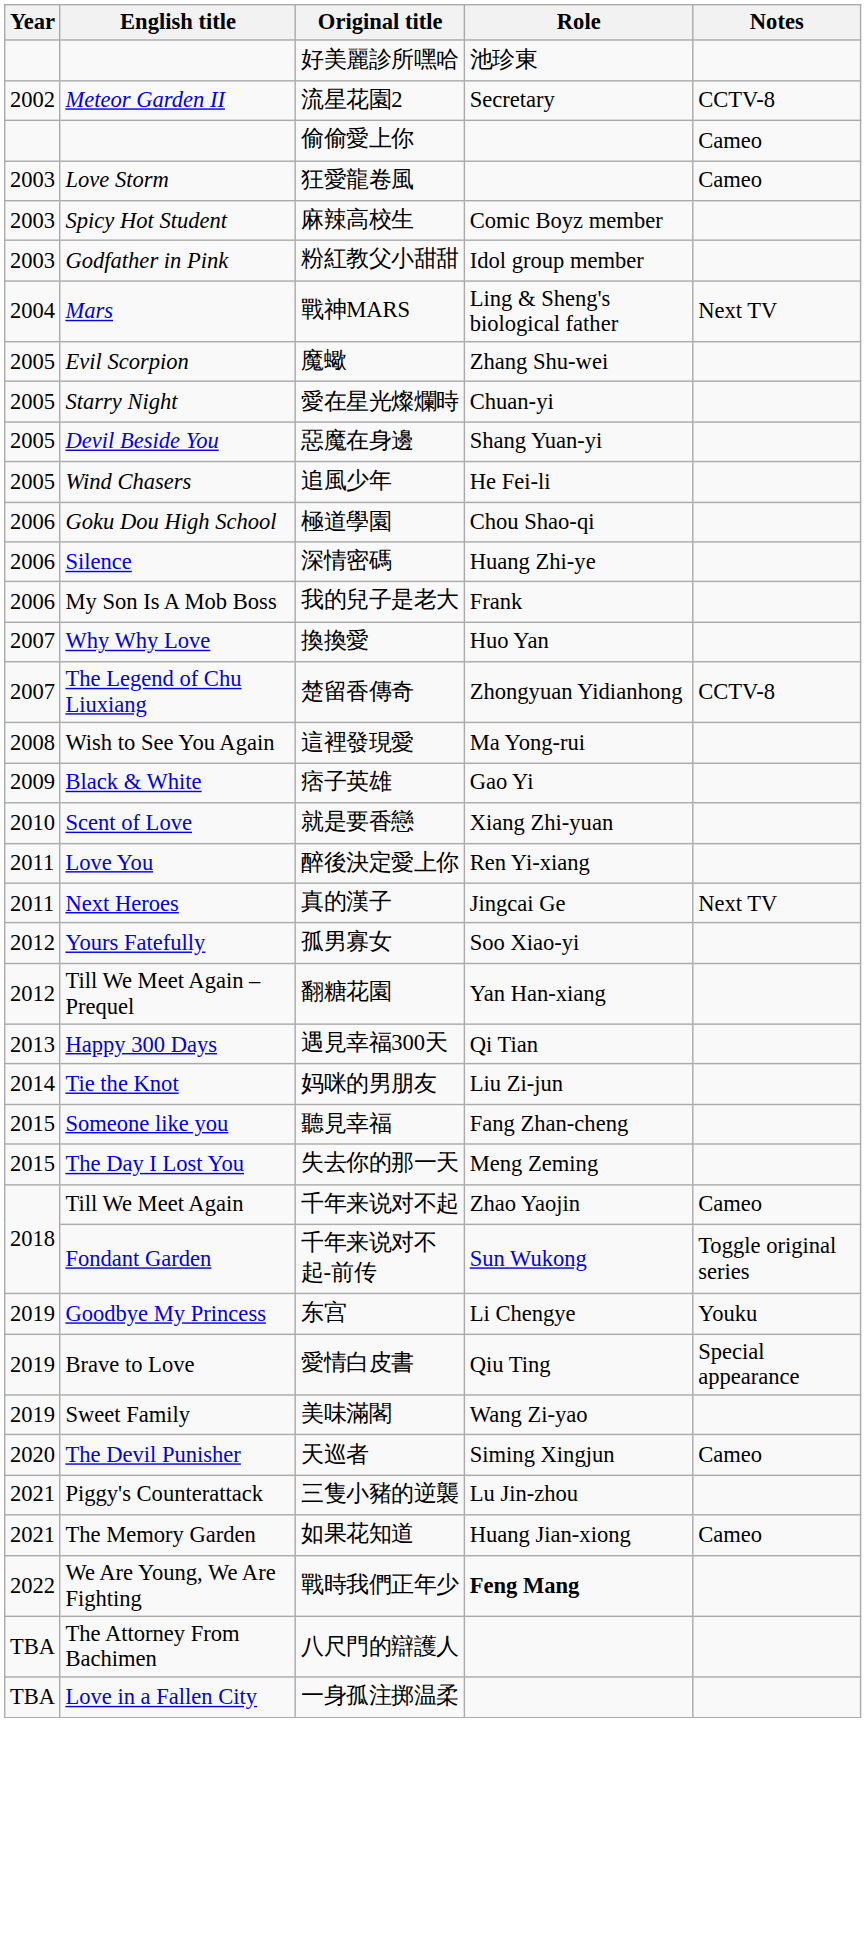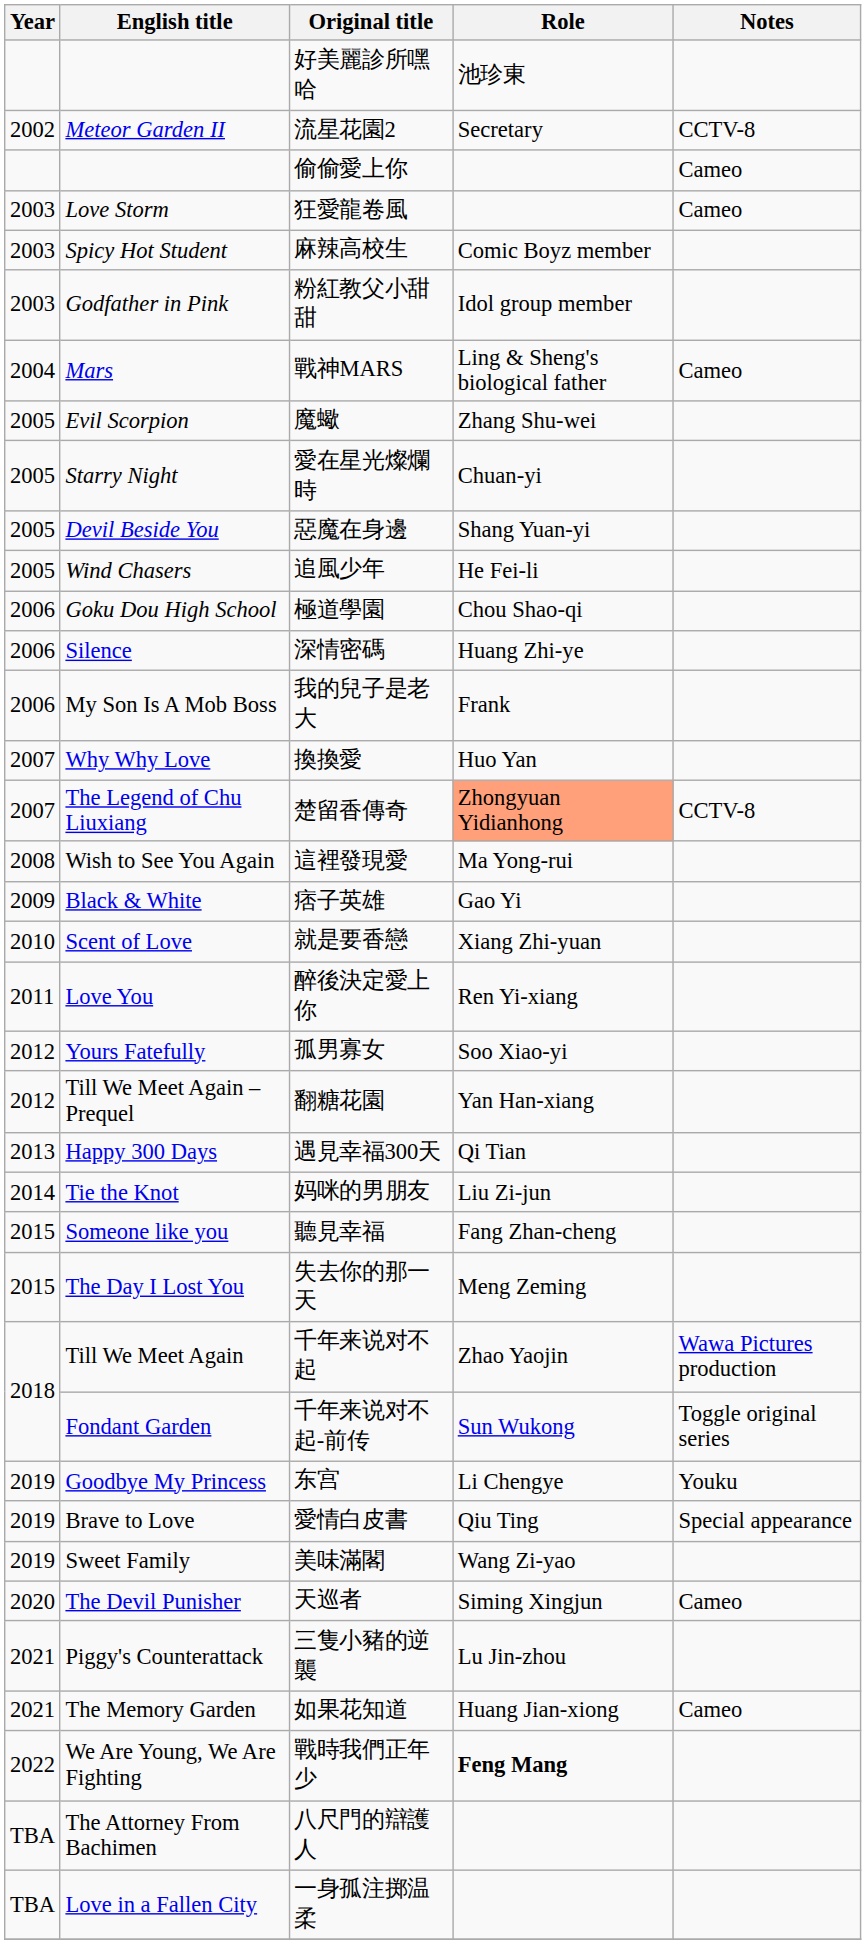(738, 310) Next TV -> (710, 370) Cameo
(576, 692) no background -> (510, 810) lightsalmon background
- row: (346, 902)
(730, 1203) Cameo -> (746, 1356) Wawa Pictures production
